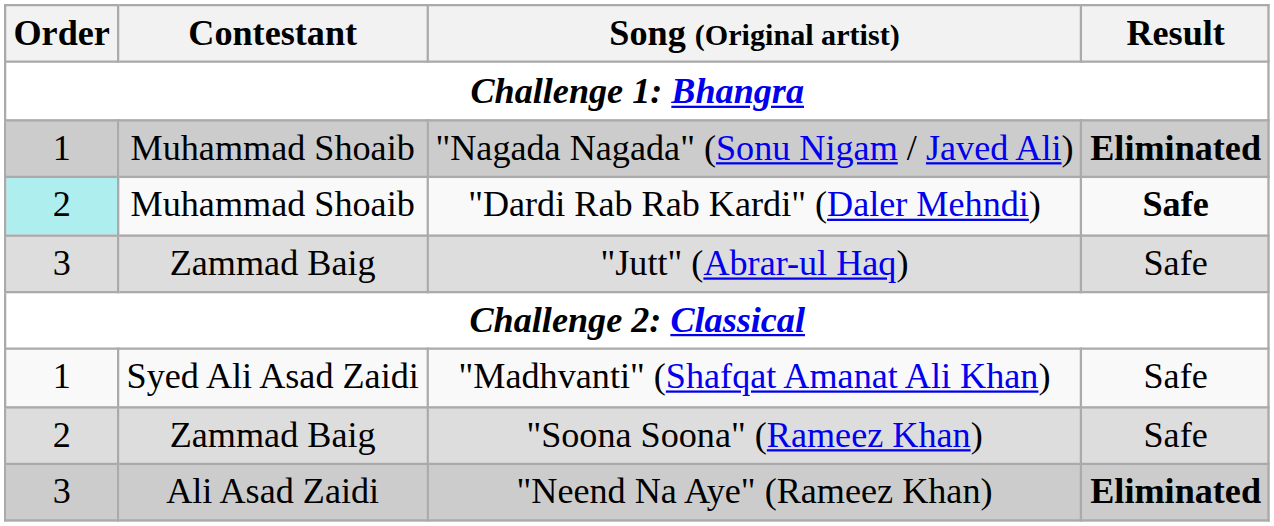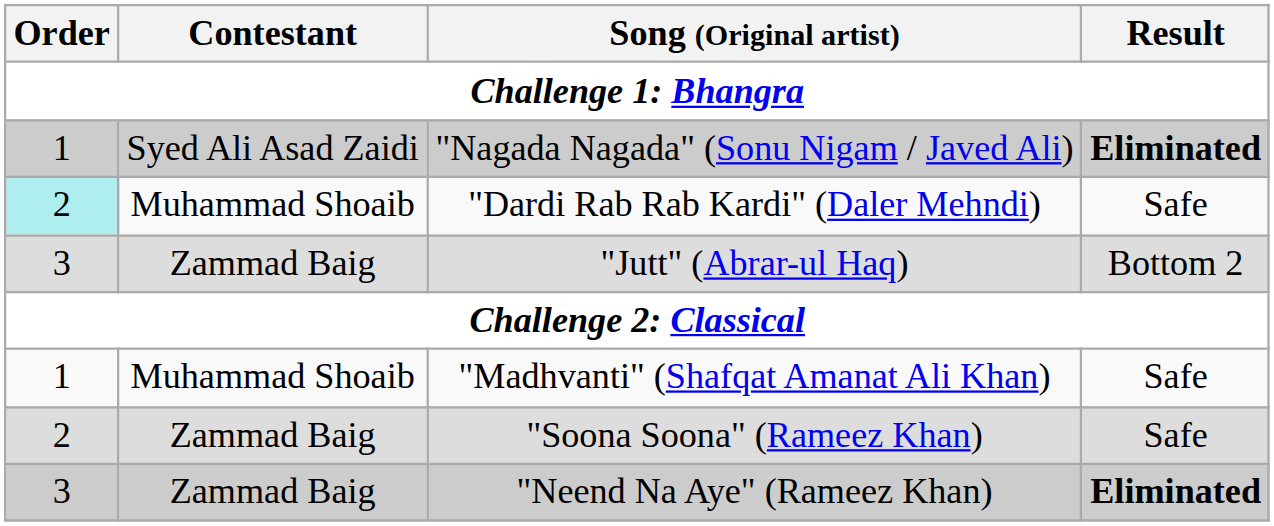(273, 147) Muhammad Shoaib -> (273, 147) Syed Ali Asad Zaidi
(1176, 205) bold -> (1176, 205) normal
(1176, 262) Safe -> (1176, 262) Bottom 2
(273, 377) Syed Ali Asad Zaidi -> (273, 377) Muhammad Shoaib
(273, 491) Ali Asad Zaidi -> (273, 491) Zammad Baig
